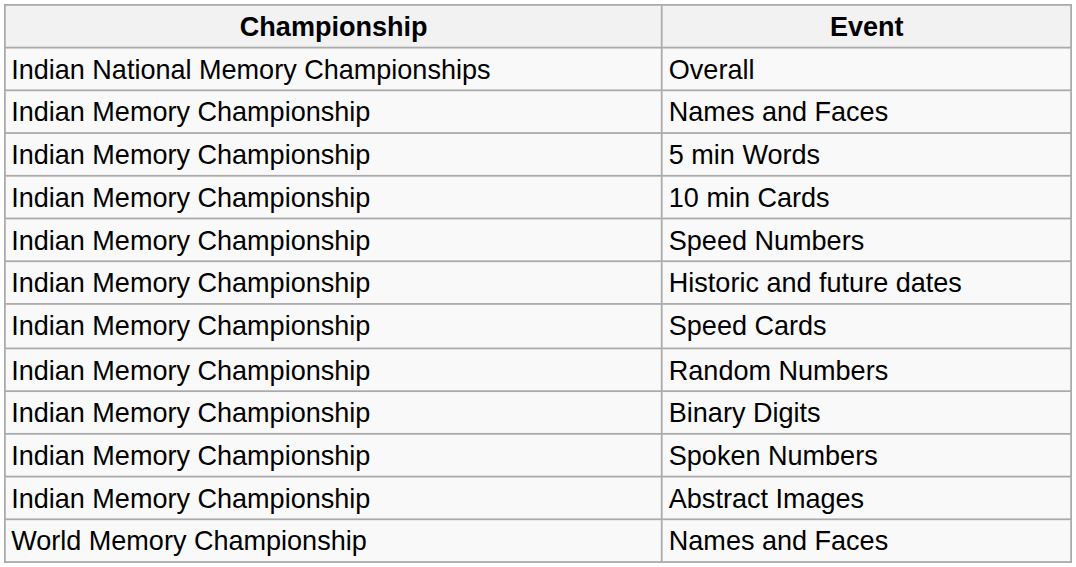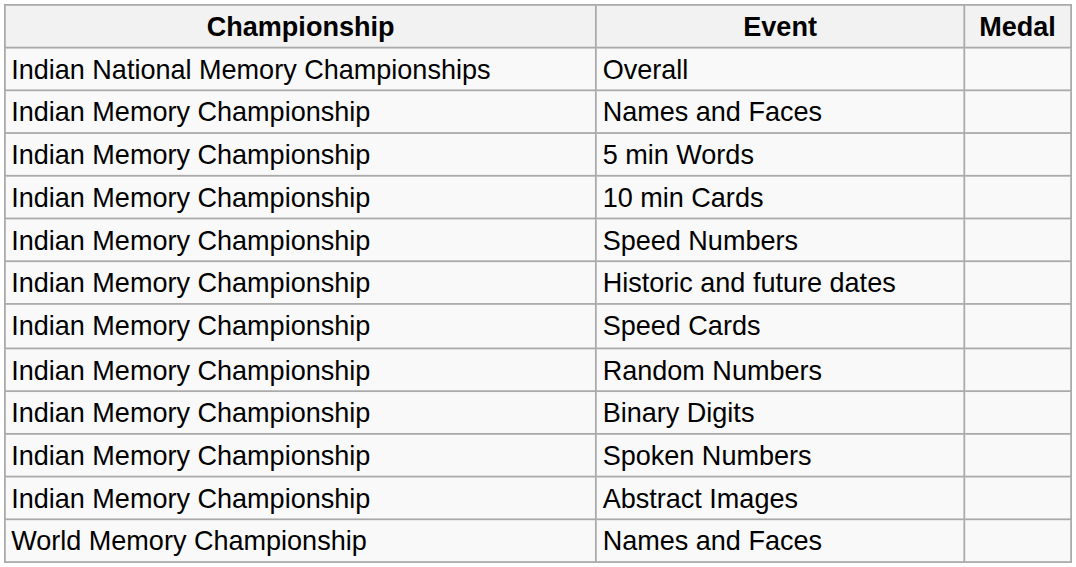+ column: (1017, 26)
